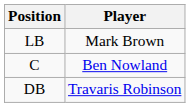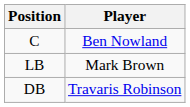rows swapped: (34, 41) <-> (34, 65)
